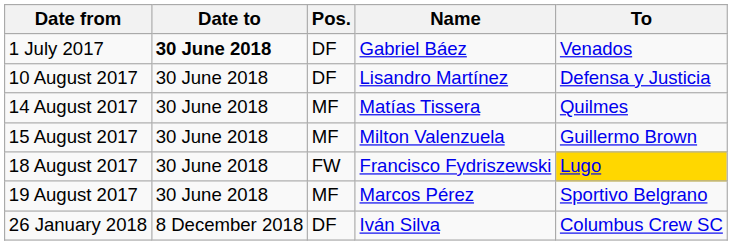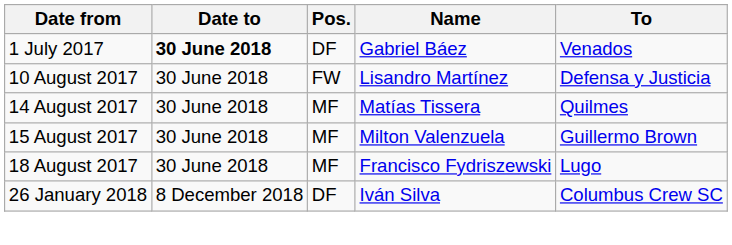(324, 78) DF -> (326, 78) FW
(326, 166) FW -> (325, 166) MF
(581, 166) gold background -> (581, 166) no background
- row: (73, 195)
